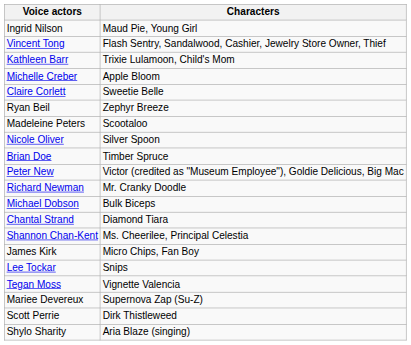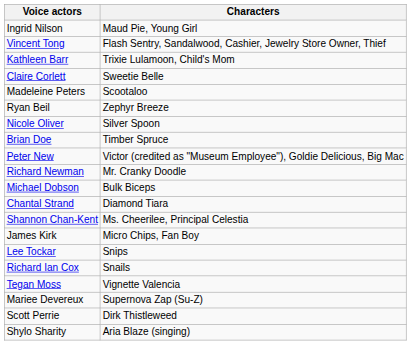- row: (42, 76)
rows swapped: (46, 124) <-> (28, 108)
+ row: (43, 268)
